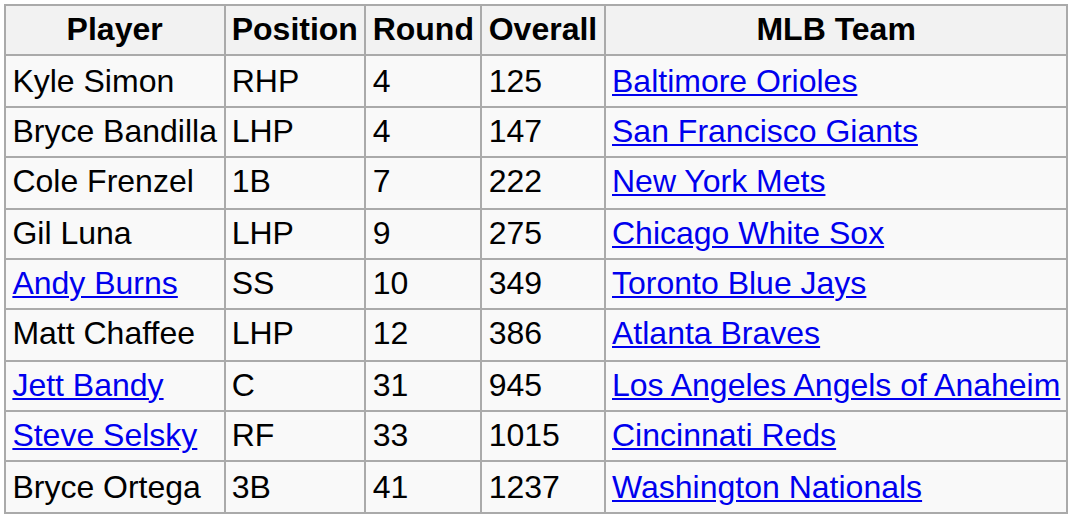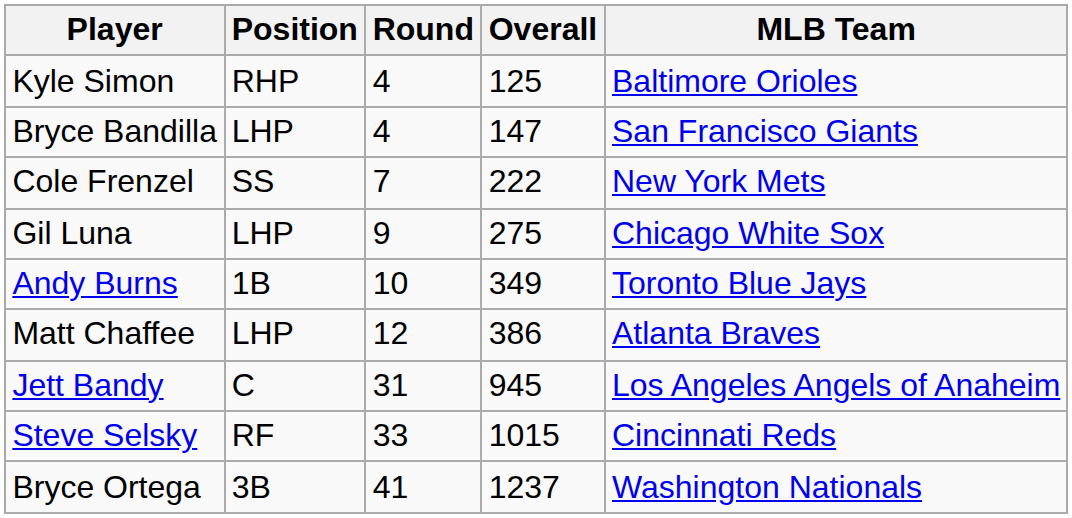(251, 182) 1B -> (253, 182) SS
(253, 283) SS -> (251, 283) 1B
